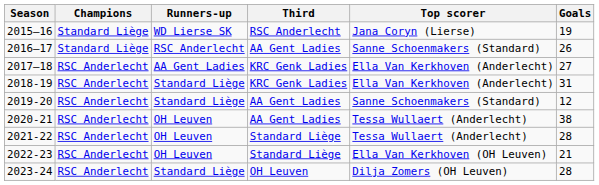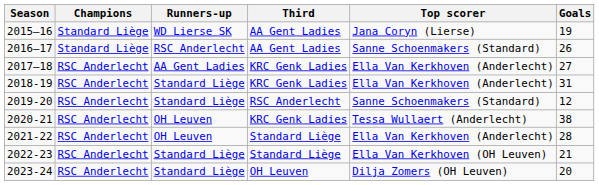(295, 31) RSC Anderlecht -> (295, 31) AA Gent Ladies
(295, 101) AA Gent Ladies -> (295, 101) RSC Anderlecht
(295, 119) AA Gent Ladies -> (298, 119) KRC Genk Ladies
(440, 136) Tessa Wullaert (Anderlecht) -> (453, 136) Ella Van Kerkhoven (Anderlecht)
(183, 154) OH Leuven -> (199, 154) Standard Liège
(565, 171) 28 -> (565, 171) 20
